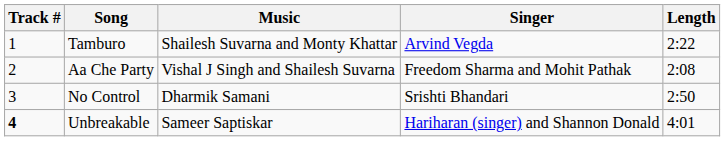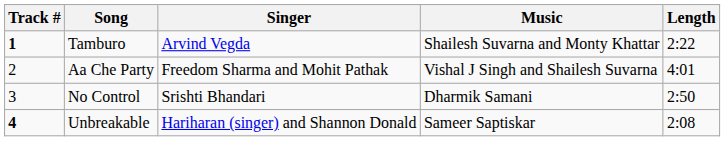columns swapped: (532, 17) <-> (279, 17)
(12, 44) normal -> (12, 44) bold
(681, 70) 2:08 -> (681, 70) 4:01
(681, 123) 4:01 -> (681, 123) 2:08
